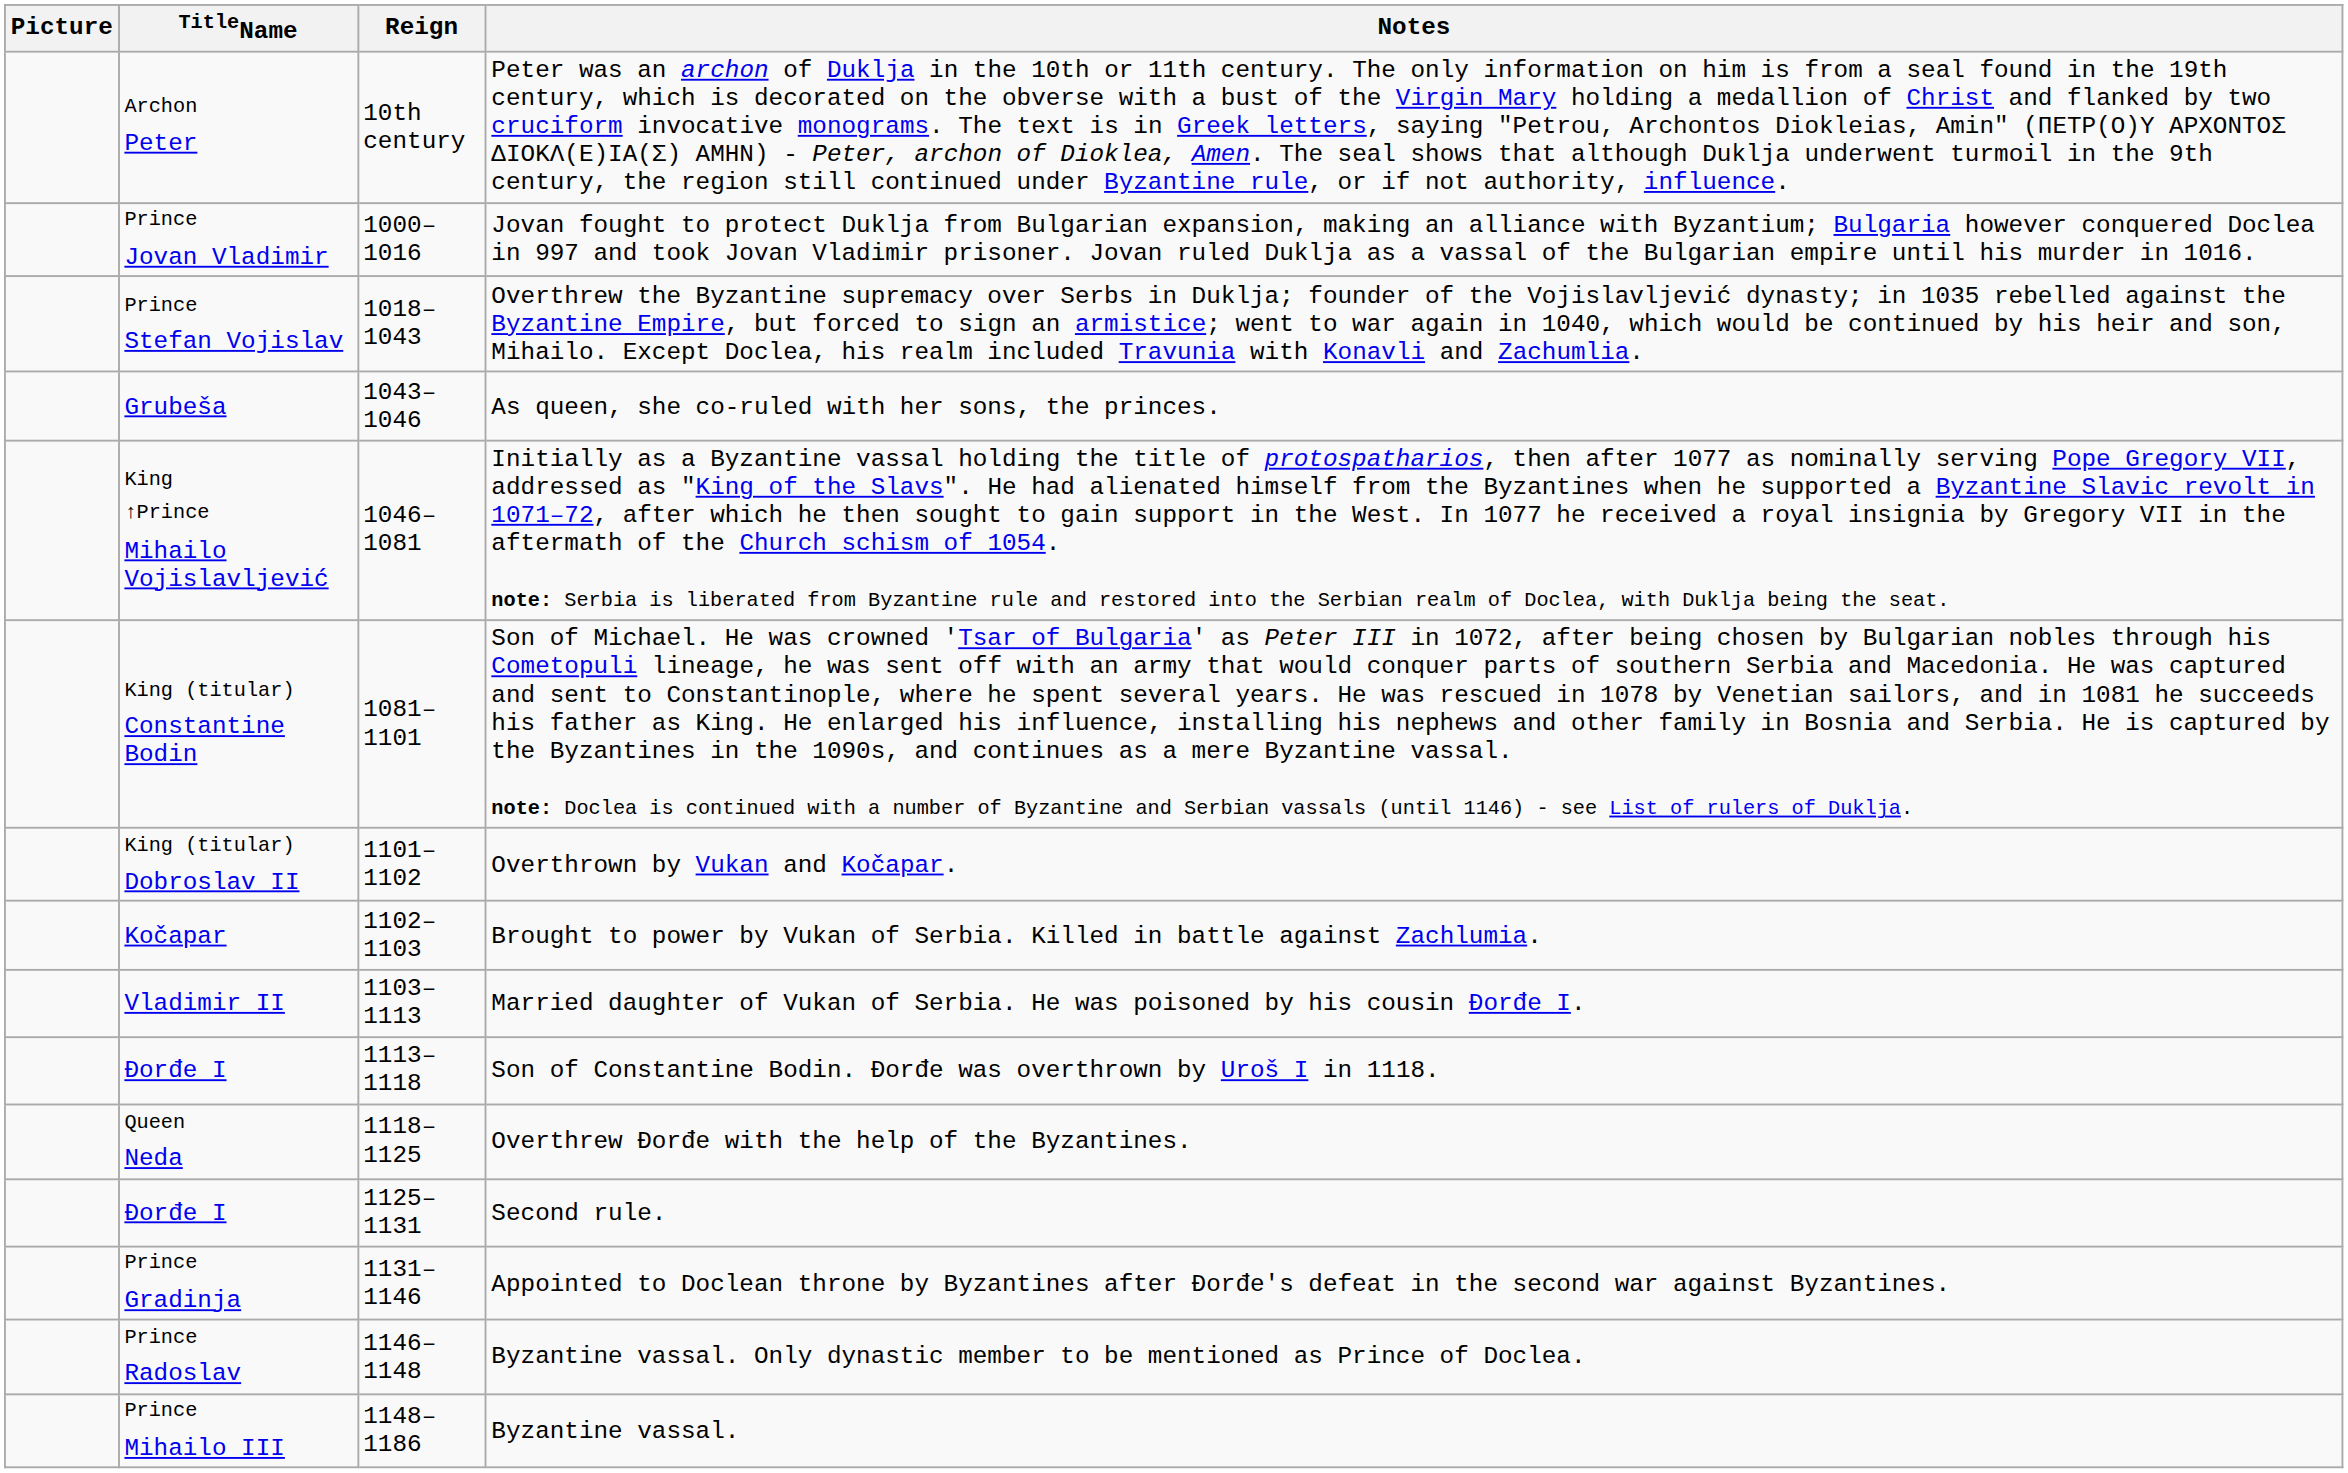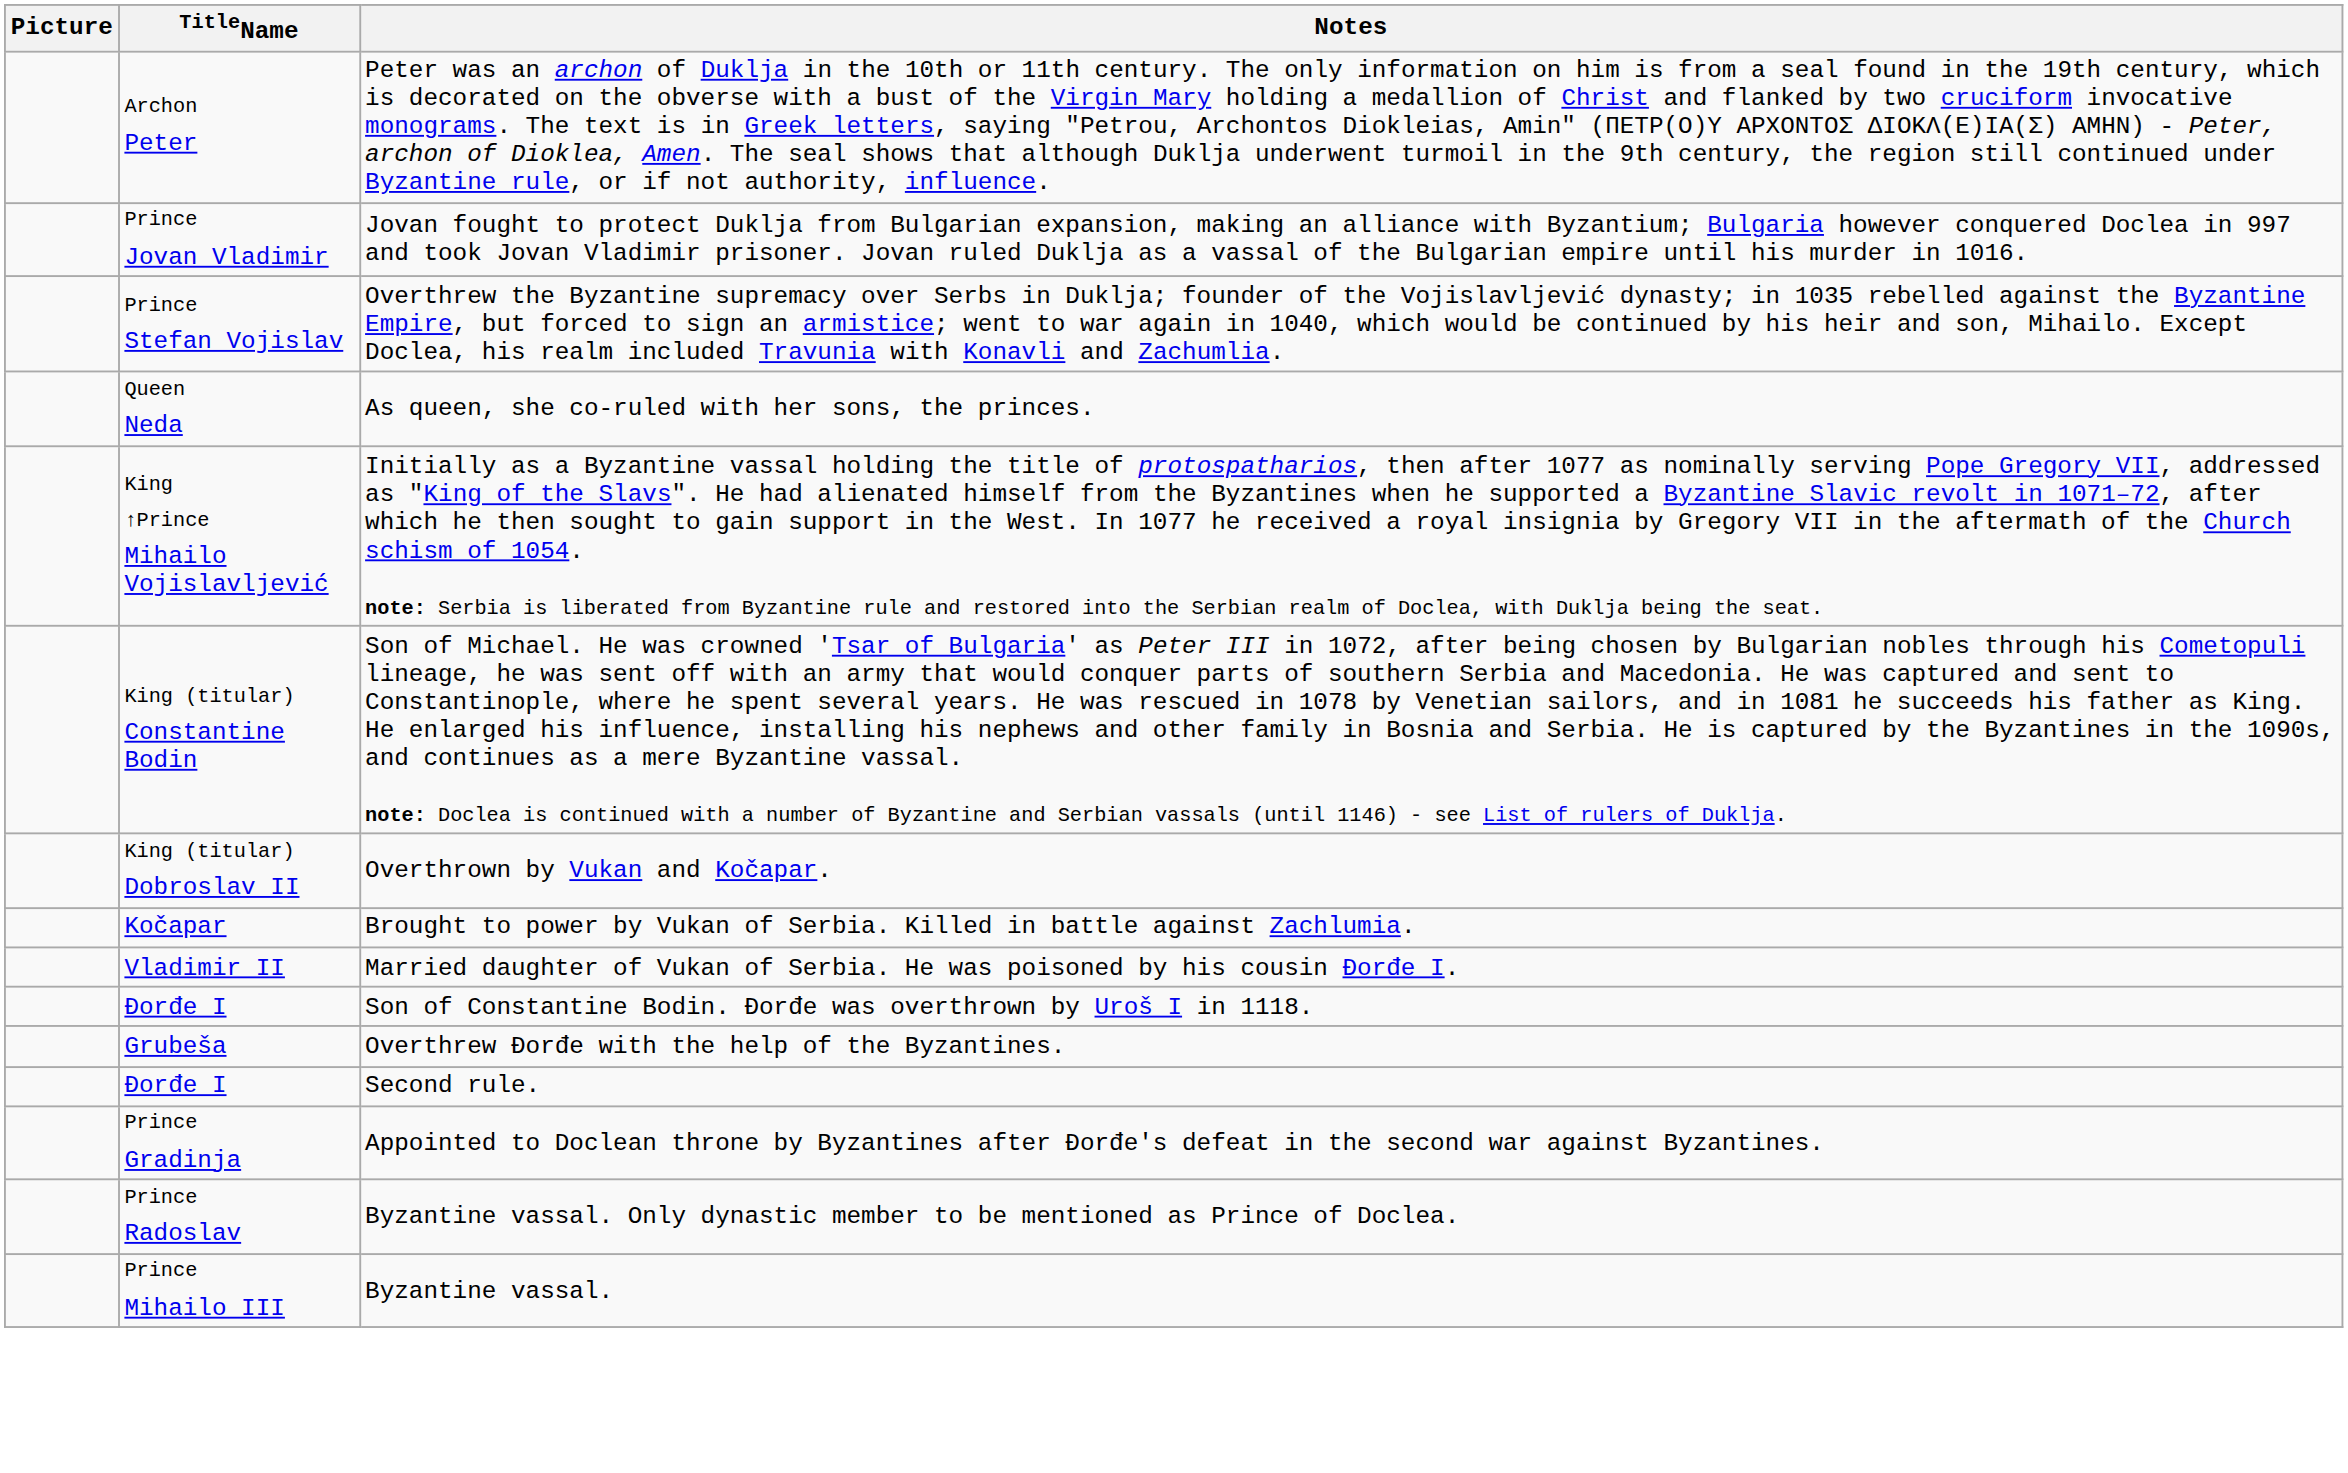- column: (422, 28)
(175, 406) Grubeša -> (155, 409) Queen Neda
(155, 1142) Queen Neda -> (175, 1046) Grubeša
